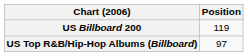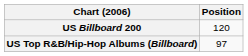(221, 28) 119 -> (221, 28) 120
